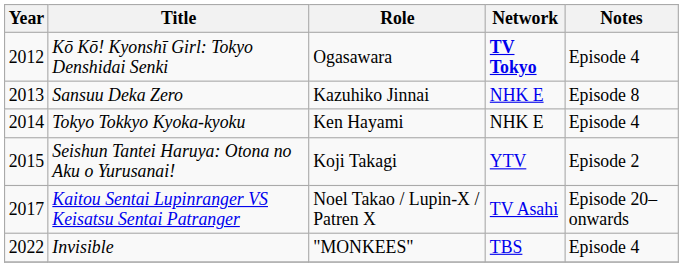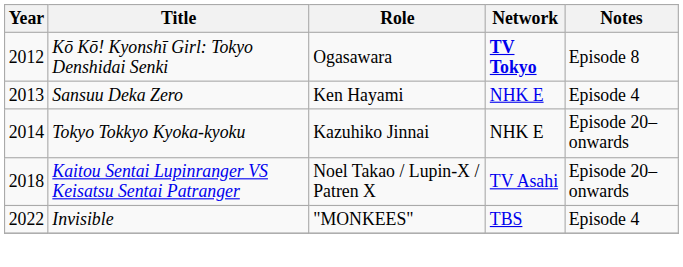(604, 56) Episode 4 -> (604, 56) Episode 8
(371, 94) Kazuhiko Jinnai -> (358, 94) Ken Hayami
(604, 94) Episode 8 -> (604, 94) Episode 4
(358, 123) Ken Hayami -> (371, 133) Kazuhiko Jinnai
(604, 123) Episode 4 -> (613, 133) Episode 20–onwards
- row: (172, 161)
(26, 209) 2017 -> (26, 181) 2018
